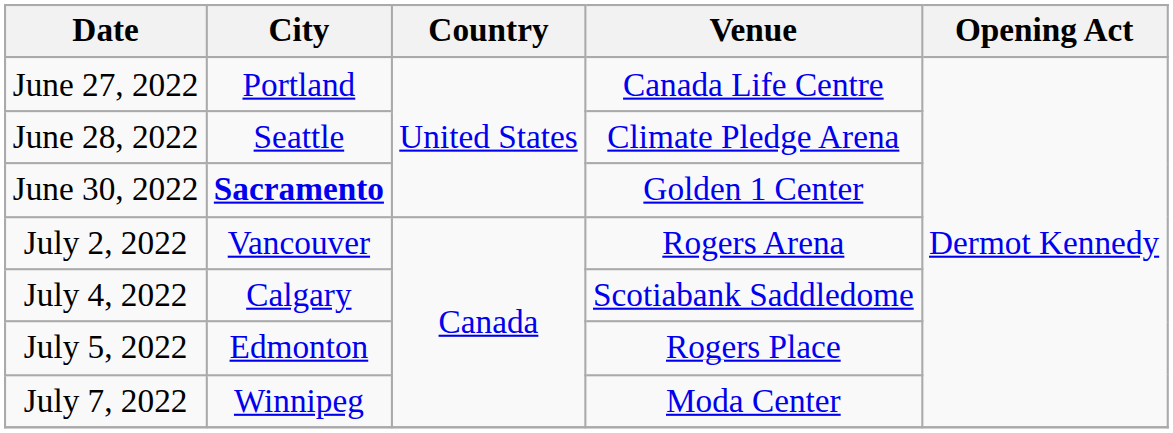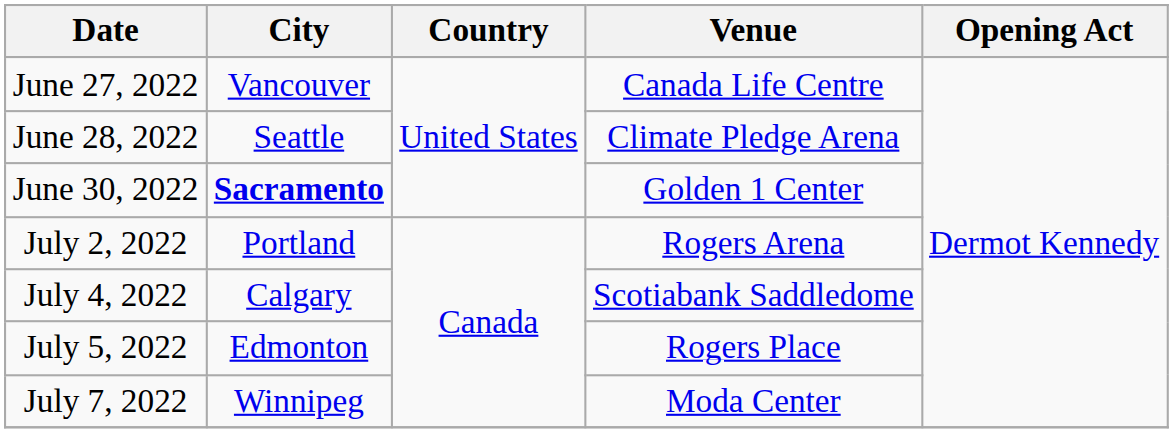(299, 83) Portland -> (299, 83) Vancouver
(299, 242) Vancouver -> (299, 242) Portland
